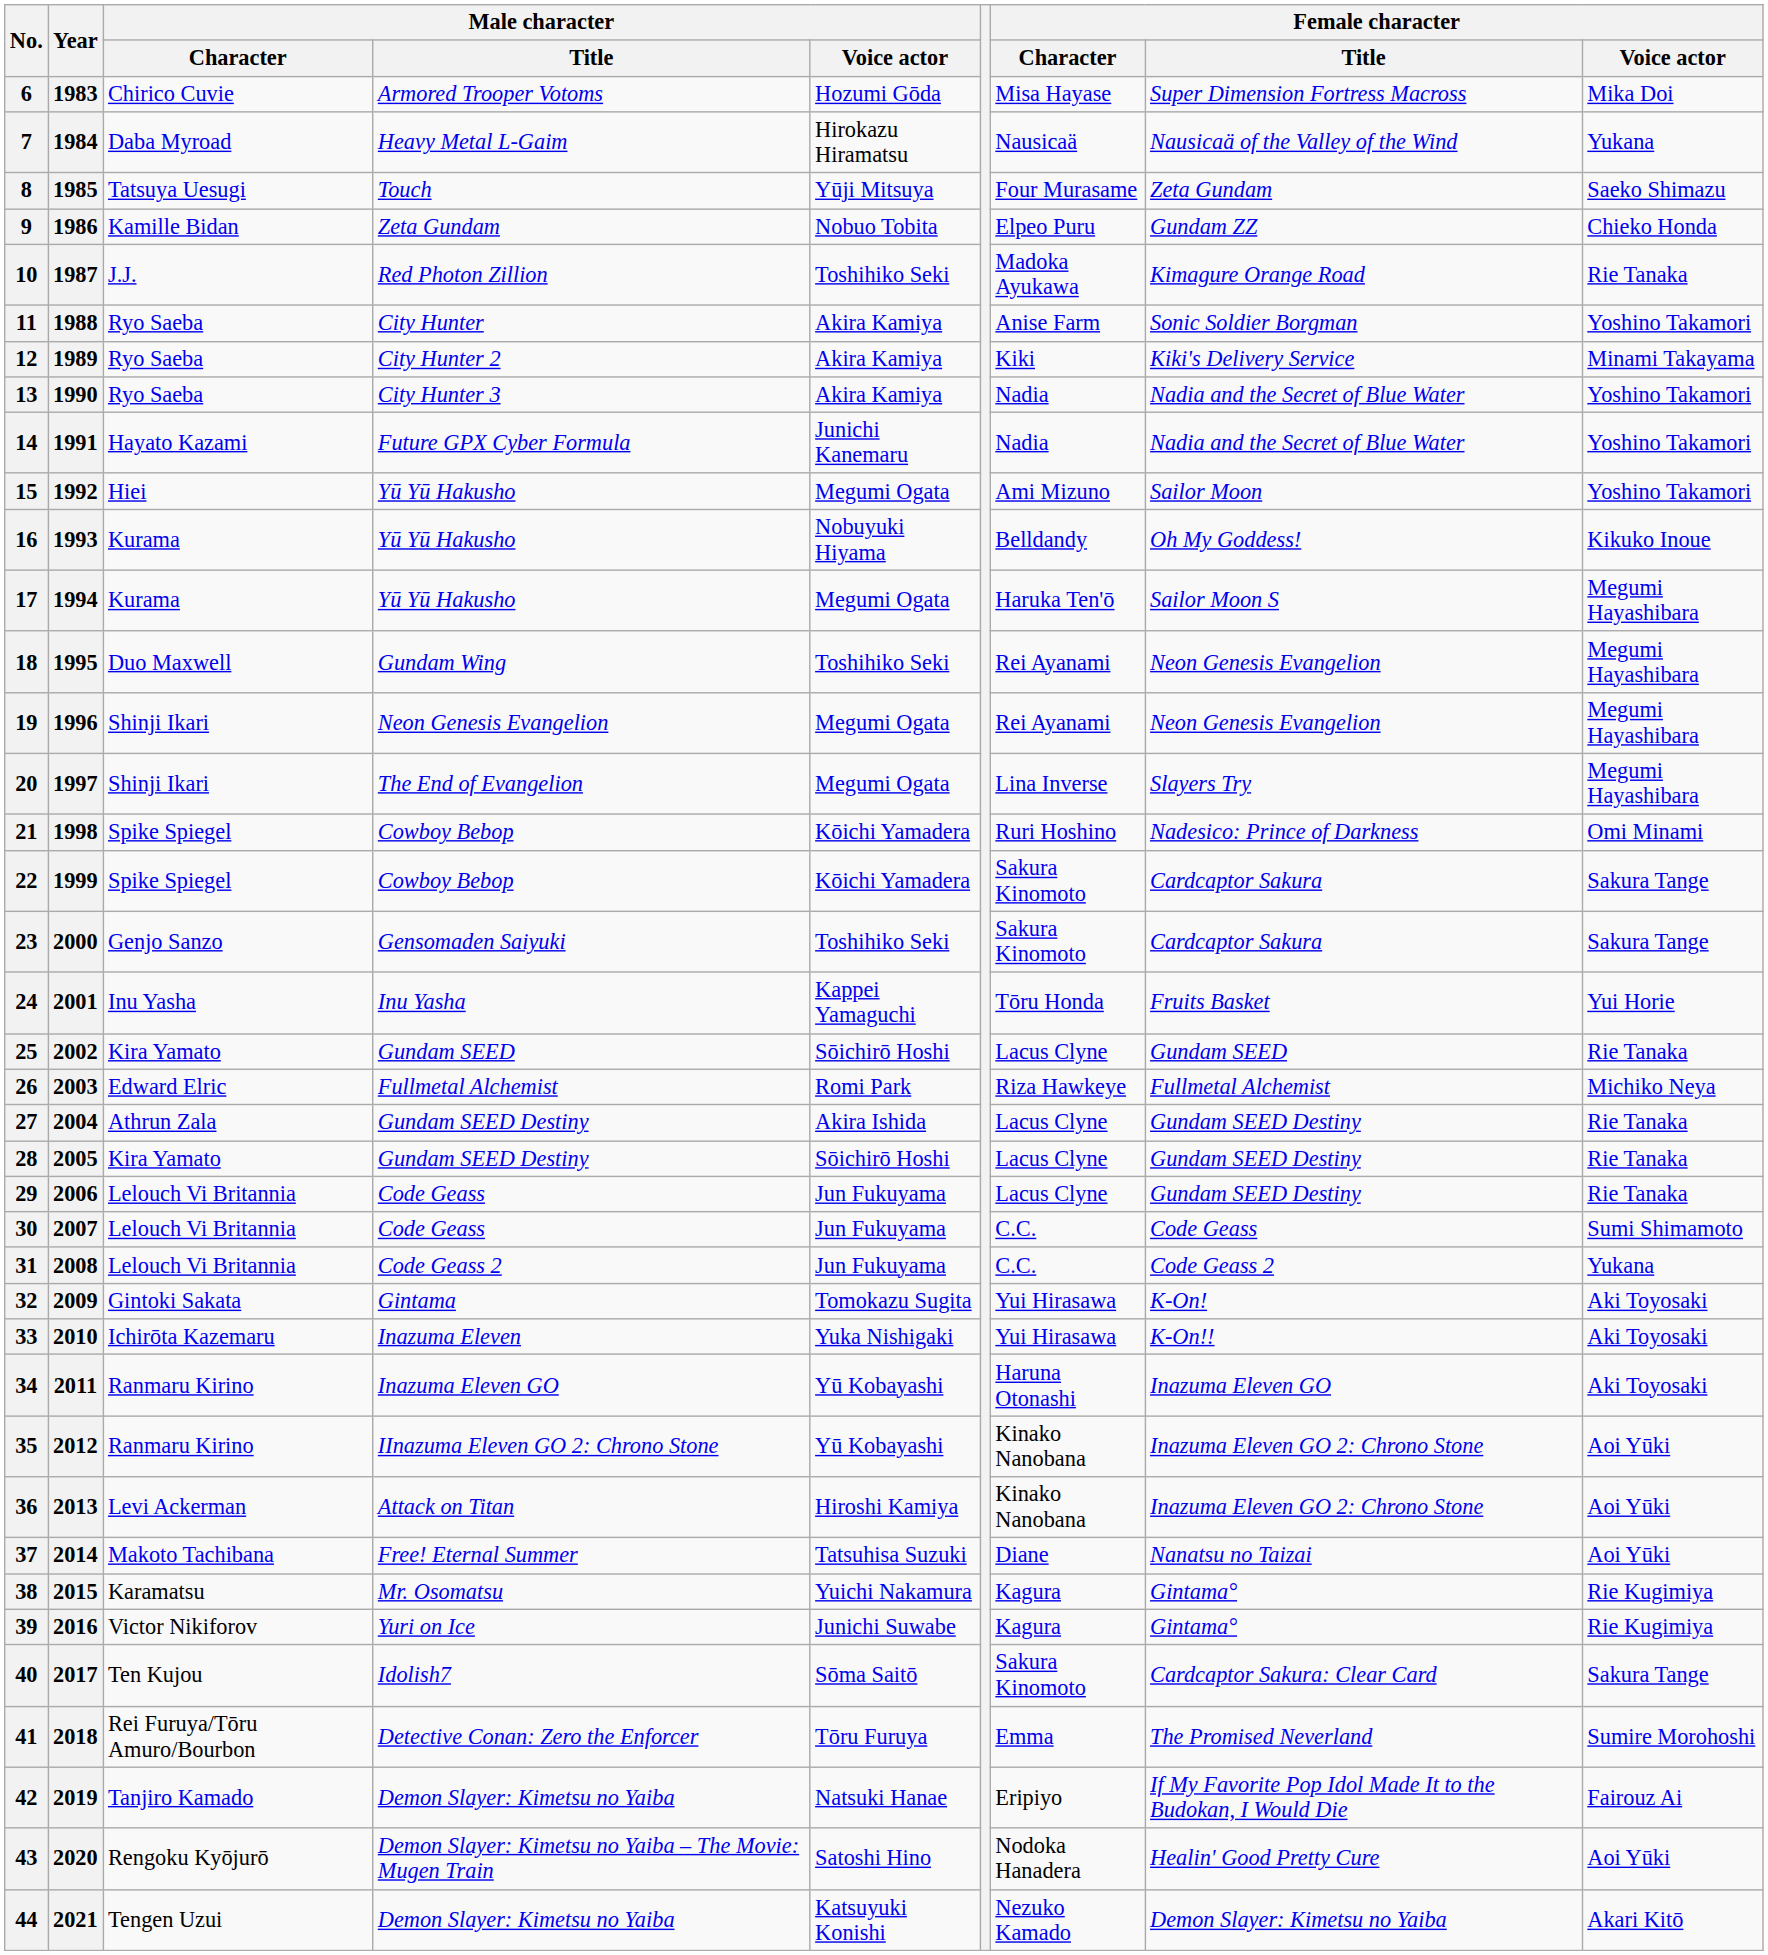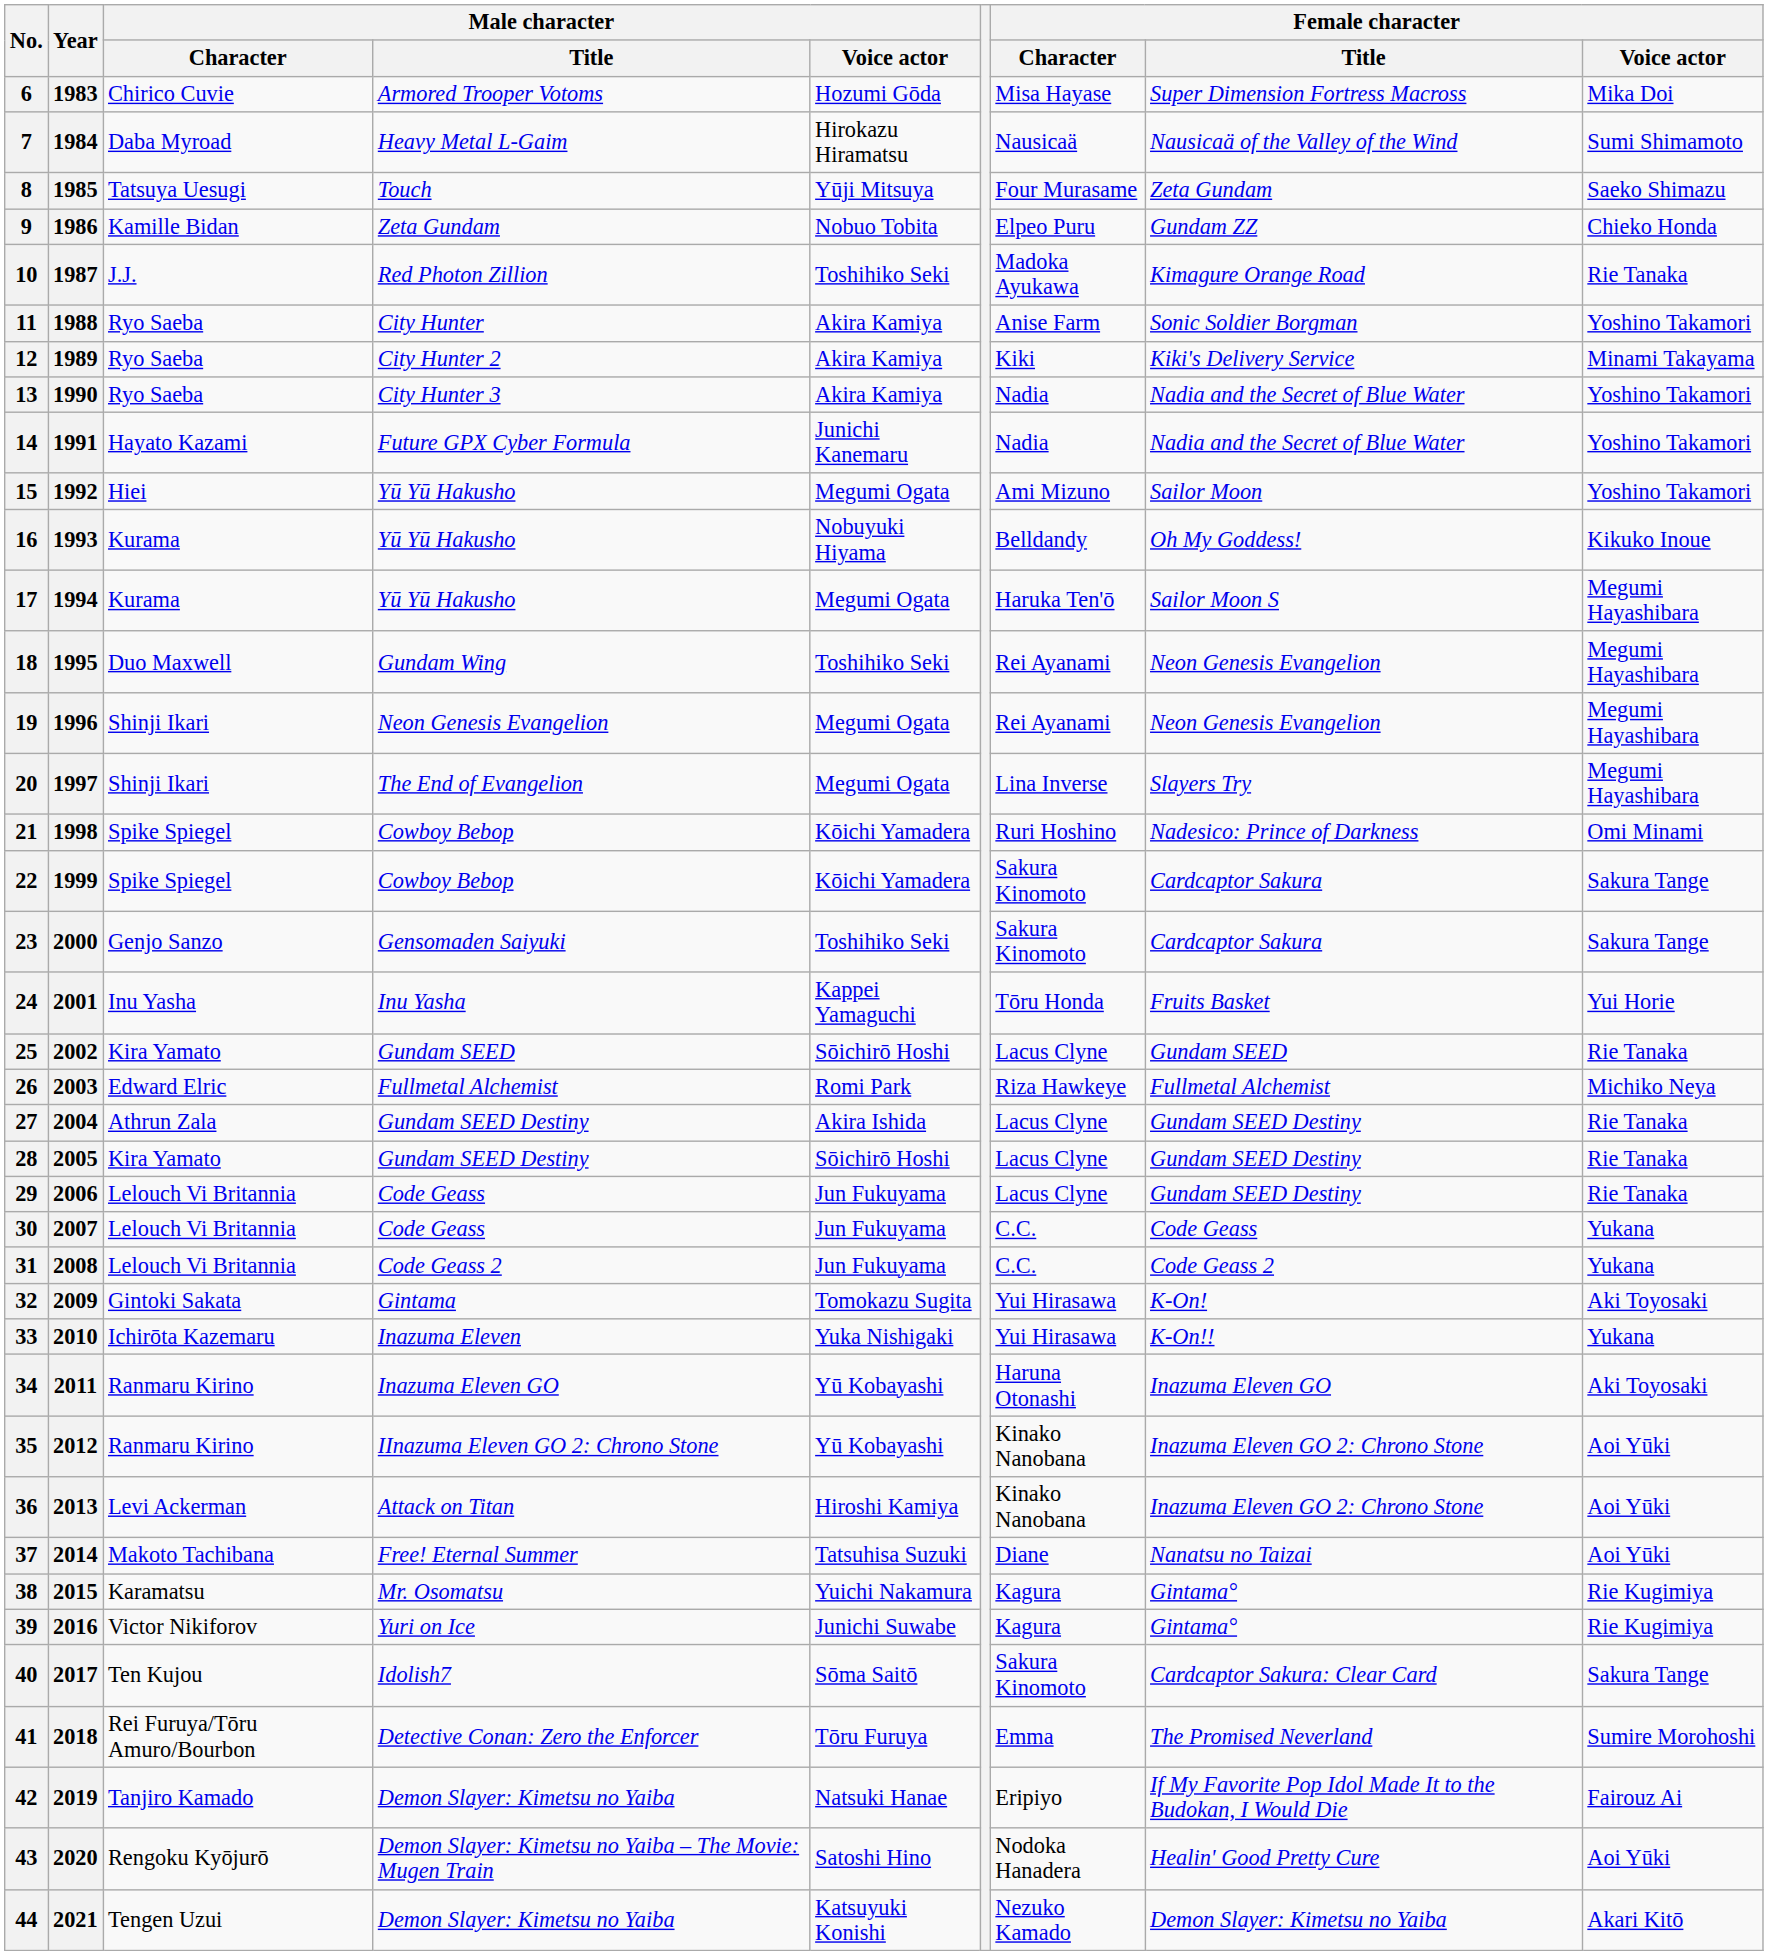(1621, 141) Yukana -> (1665, 141) Sumi Shimamoto
(1665, 1229) Sumi Shimamoto -> (1621, 1229) Yukana
(1647, 1336) Aki Toyosaki -> (1621, 1336) Yukana
